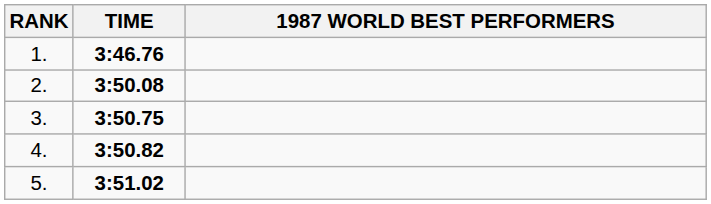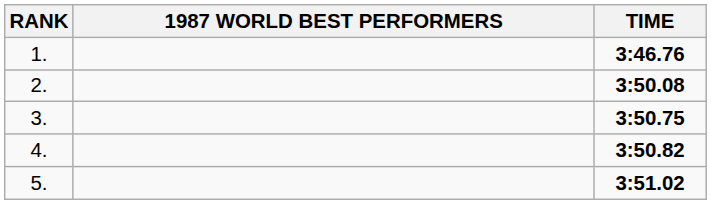columns swapped: (446, 21) <-> (129, 21)
